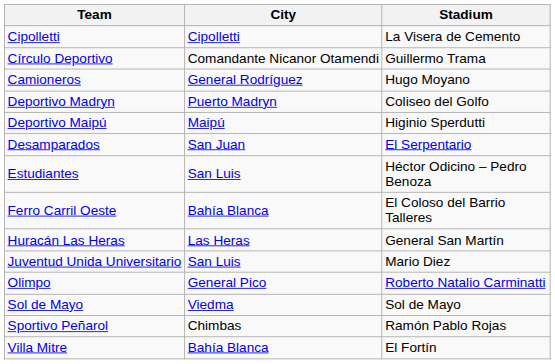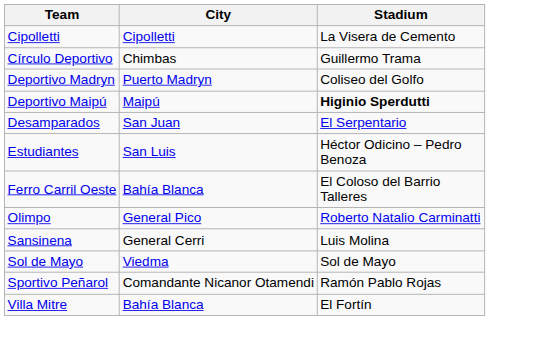(283, 58) Comandante Nicanor Otamendi -> (149, 58) Chimbas
- row: (44, 79)
(435, 123) normal -> (375, 101) bold
- row: (66, 240)
- row: (94, 261)
+ row: (40, 240)
(215, 326) Chimbas -> (218, 283) Comandante Nicanor Otamendi
